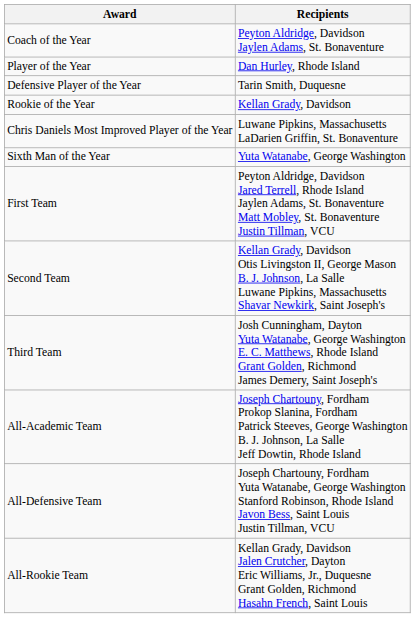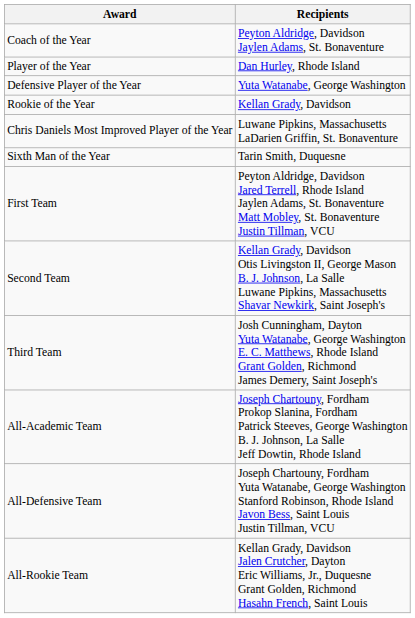(292, 85) Tarin Smith, Duquesne -> (322, 85) Yuta Watanabe, George Washington
(322, 157) Yuta Watanabe, George Washington -> (292, 157) Tarin Smith, Duquesne
